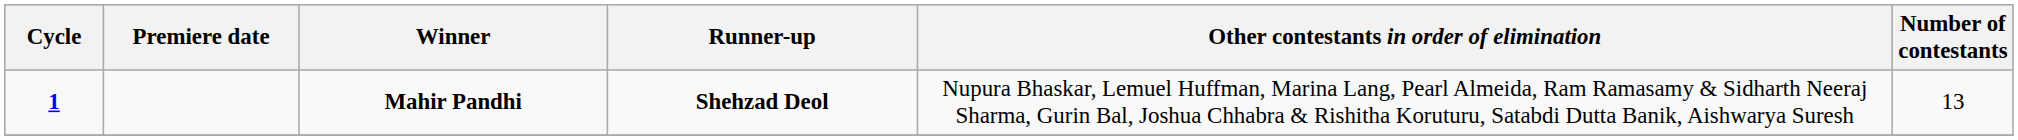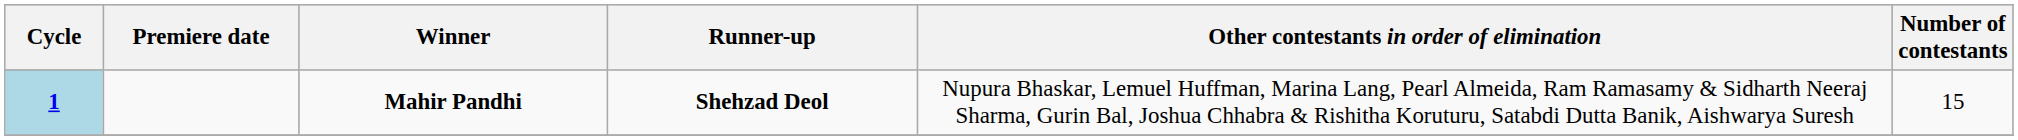(54, 102) no background -> (54, 102) lightblue background
(1953, 102) 13 -> (1953, 102) 15
